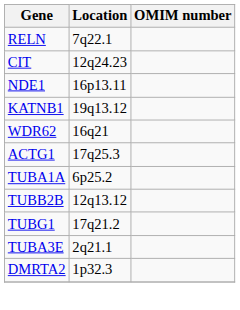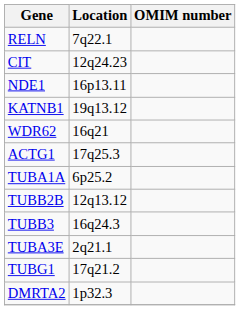+ row: (31, 223)
rows swapped: (36, 246) <-> (31, 223)
